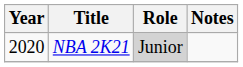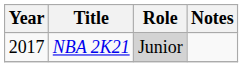(27, 47) 2020 -> (27, 47) 2017
